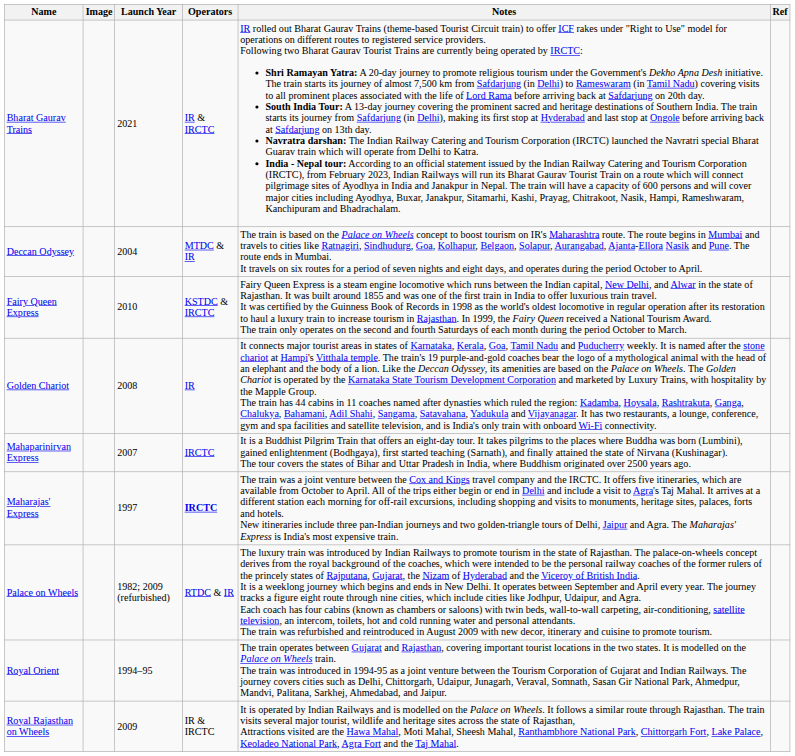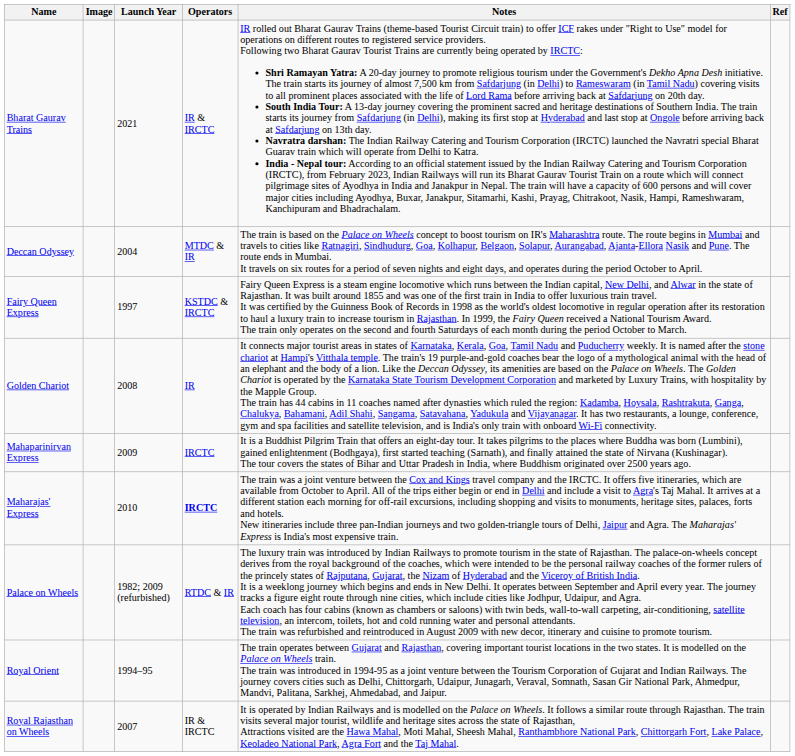(127, 307) 2010 -> (127, 307) 1997
(127, 452) 2007 -> (127, 452) 2009
(127, 508) 1997 -> (127, 508) 2010
(127, 726) 2009 -> (127, 726) 2007
